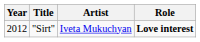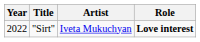(17, 28) 2012 -> (17, 28) 2022
